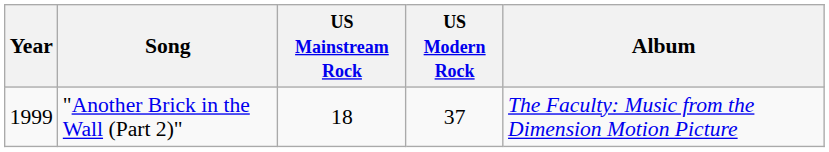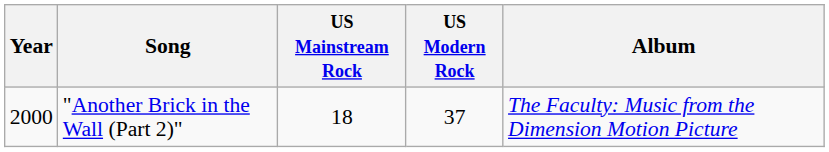(31, 116) 1999 -> (31, 116) 2000
